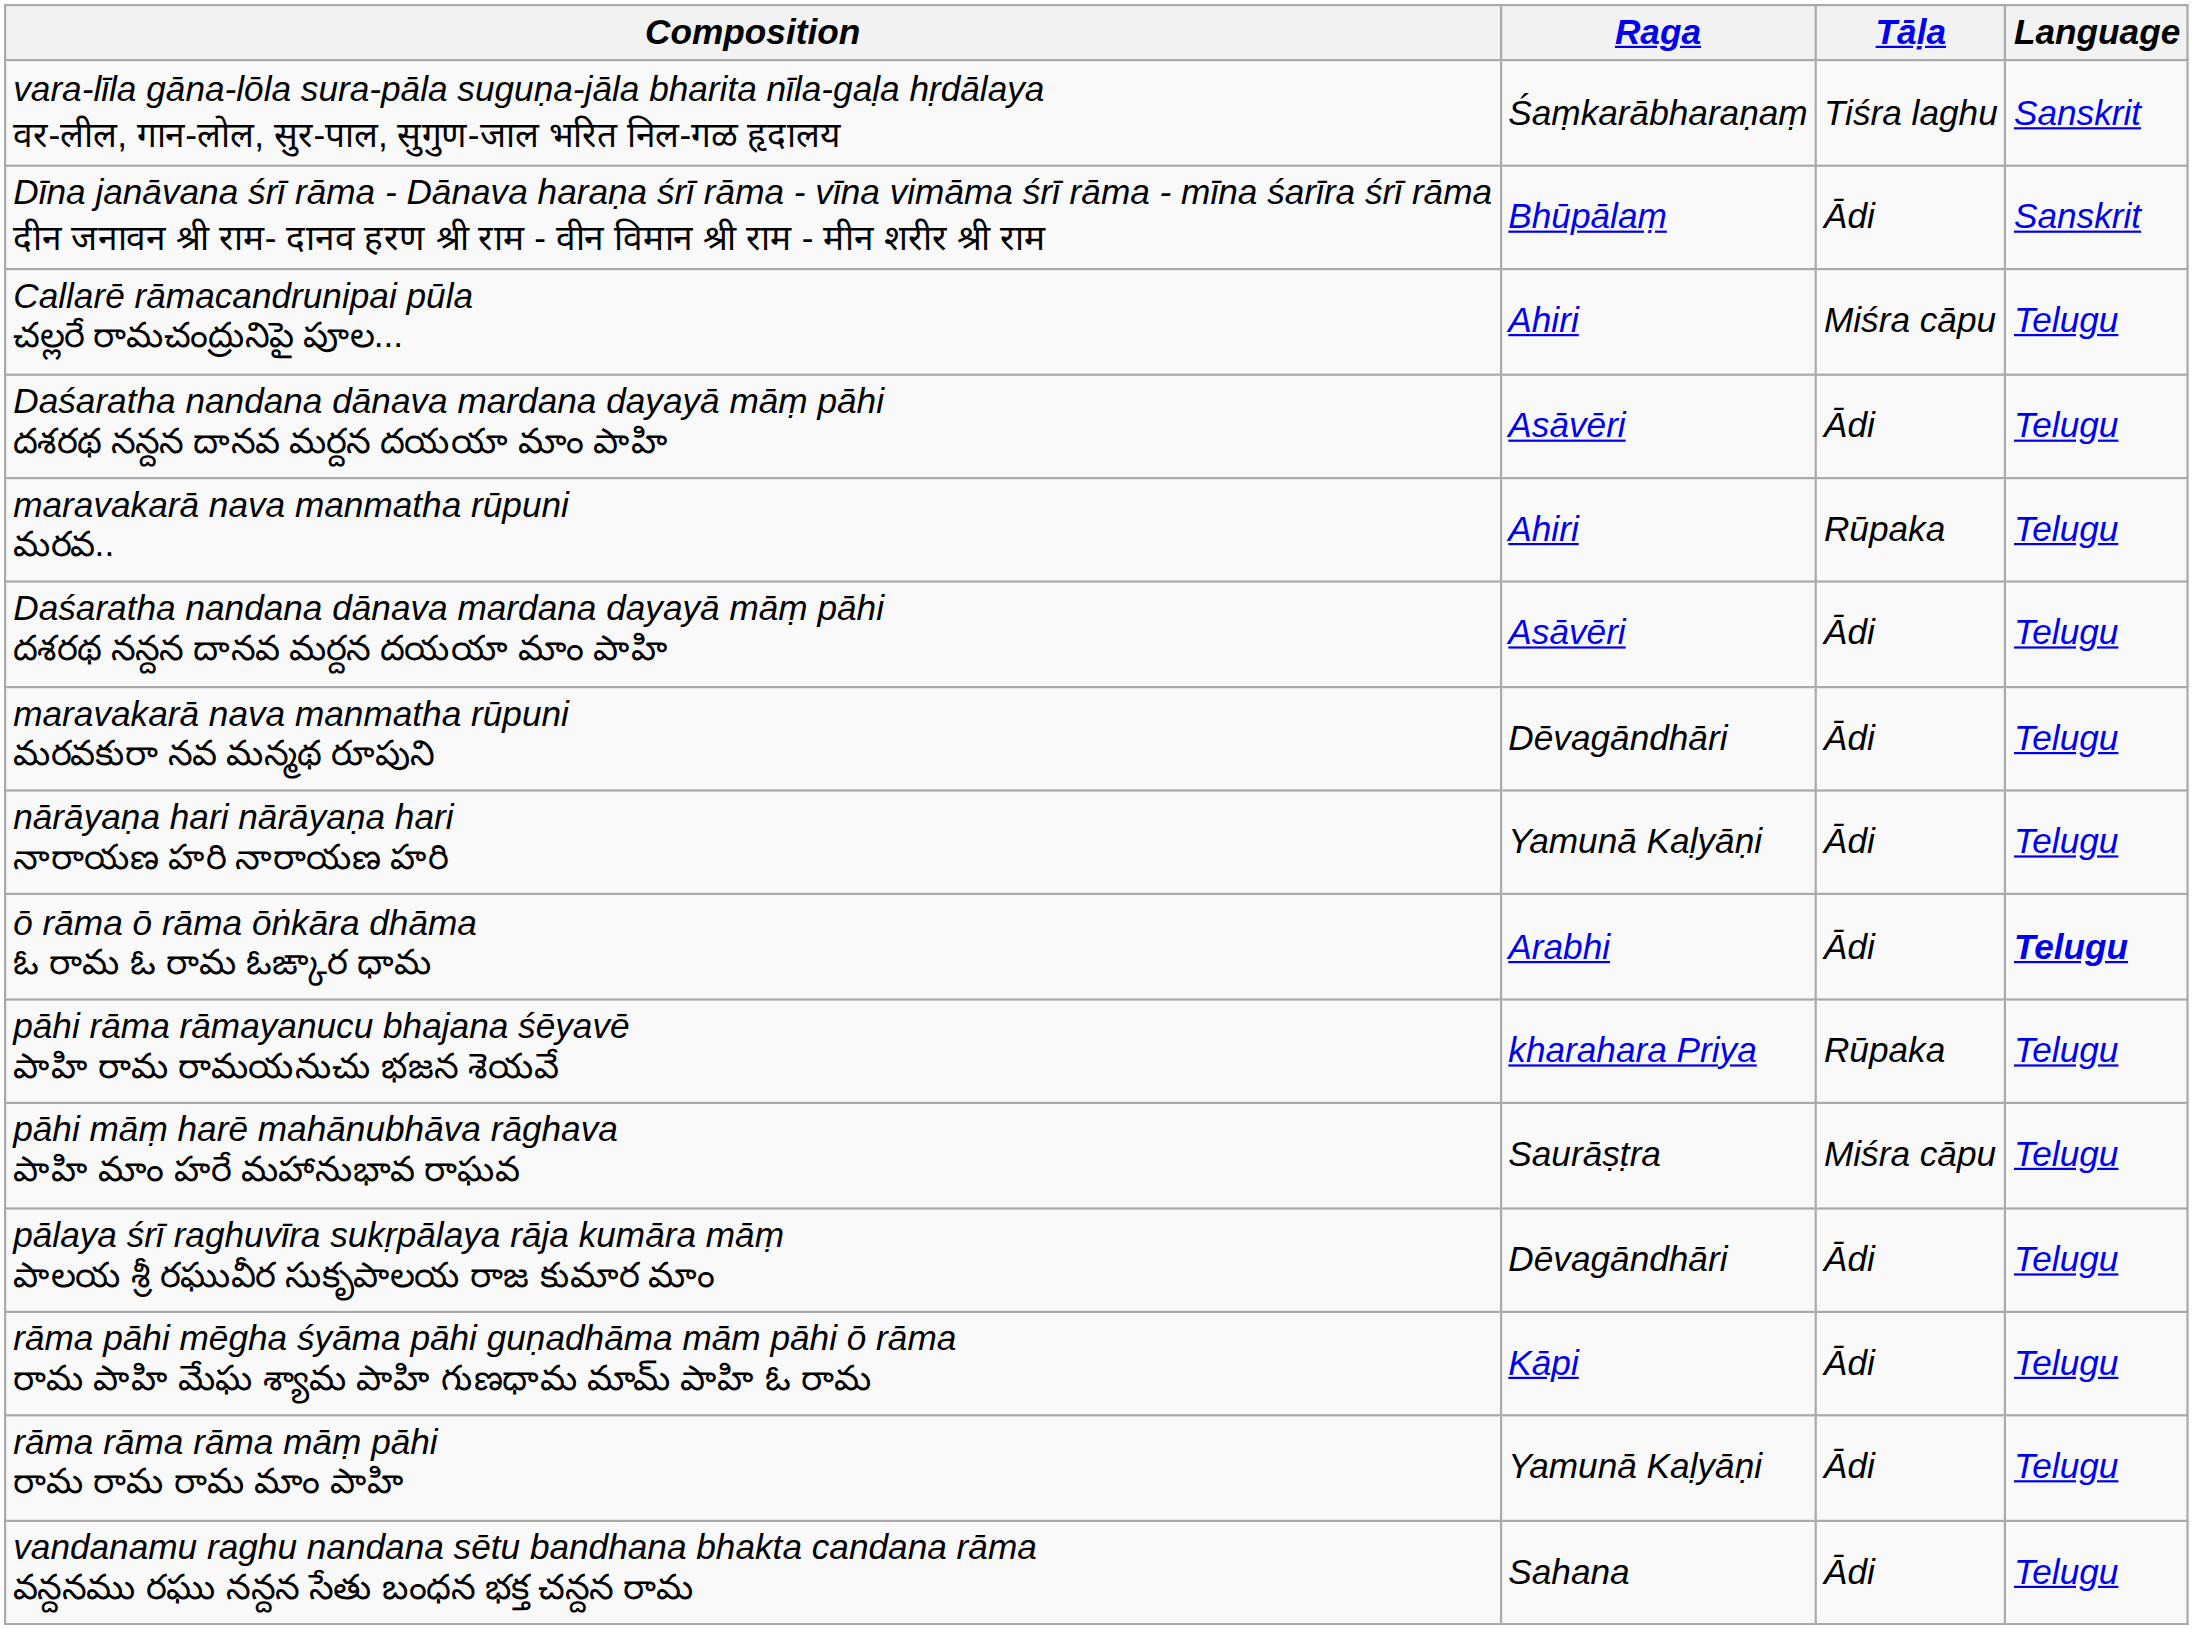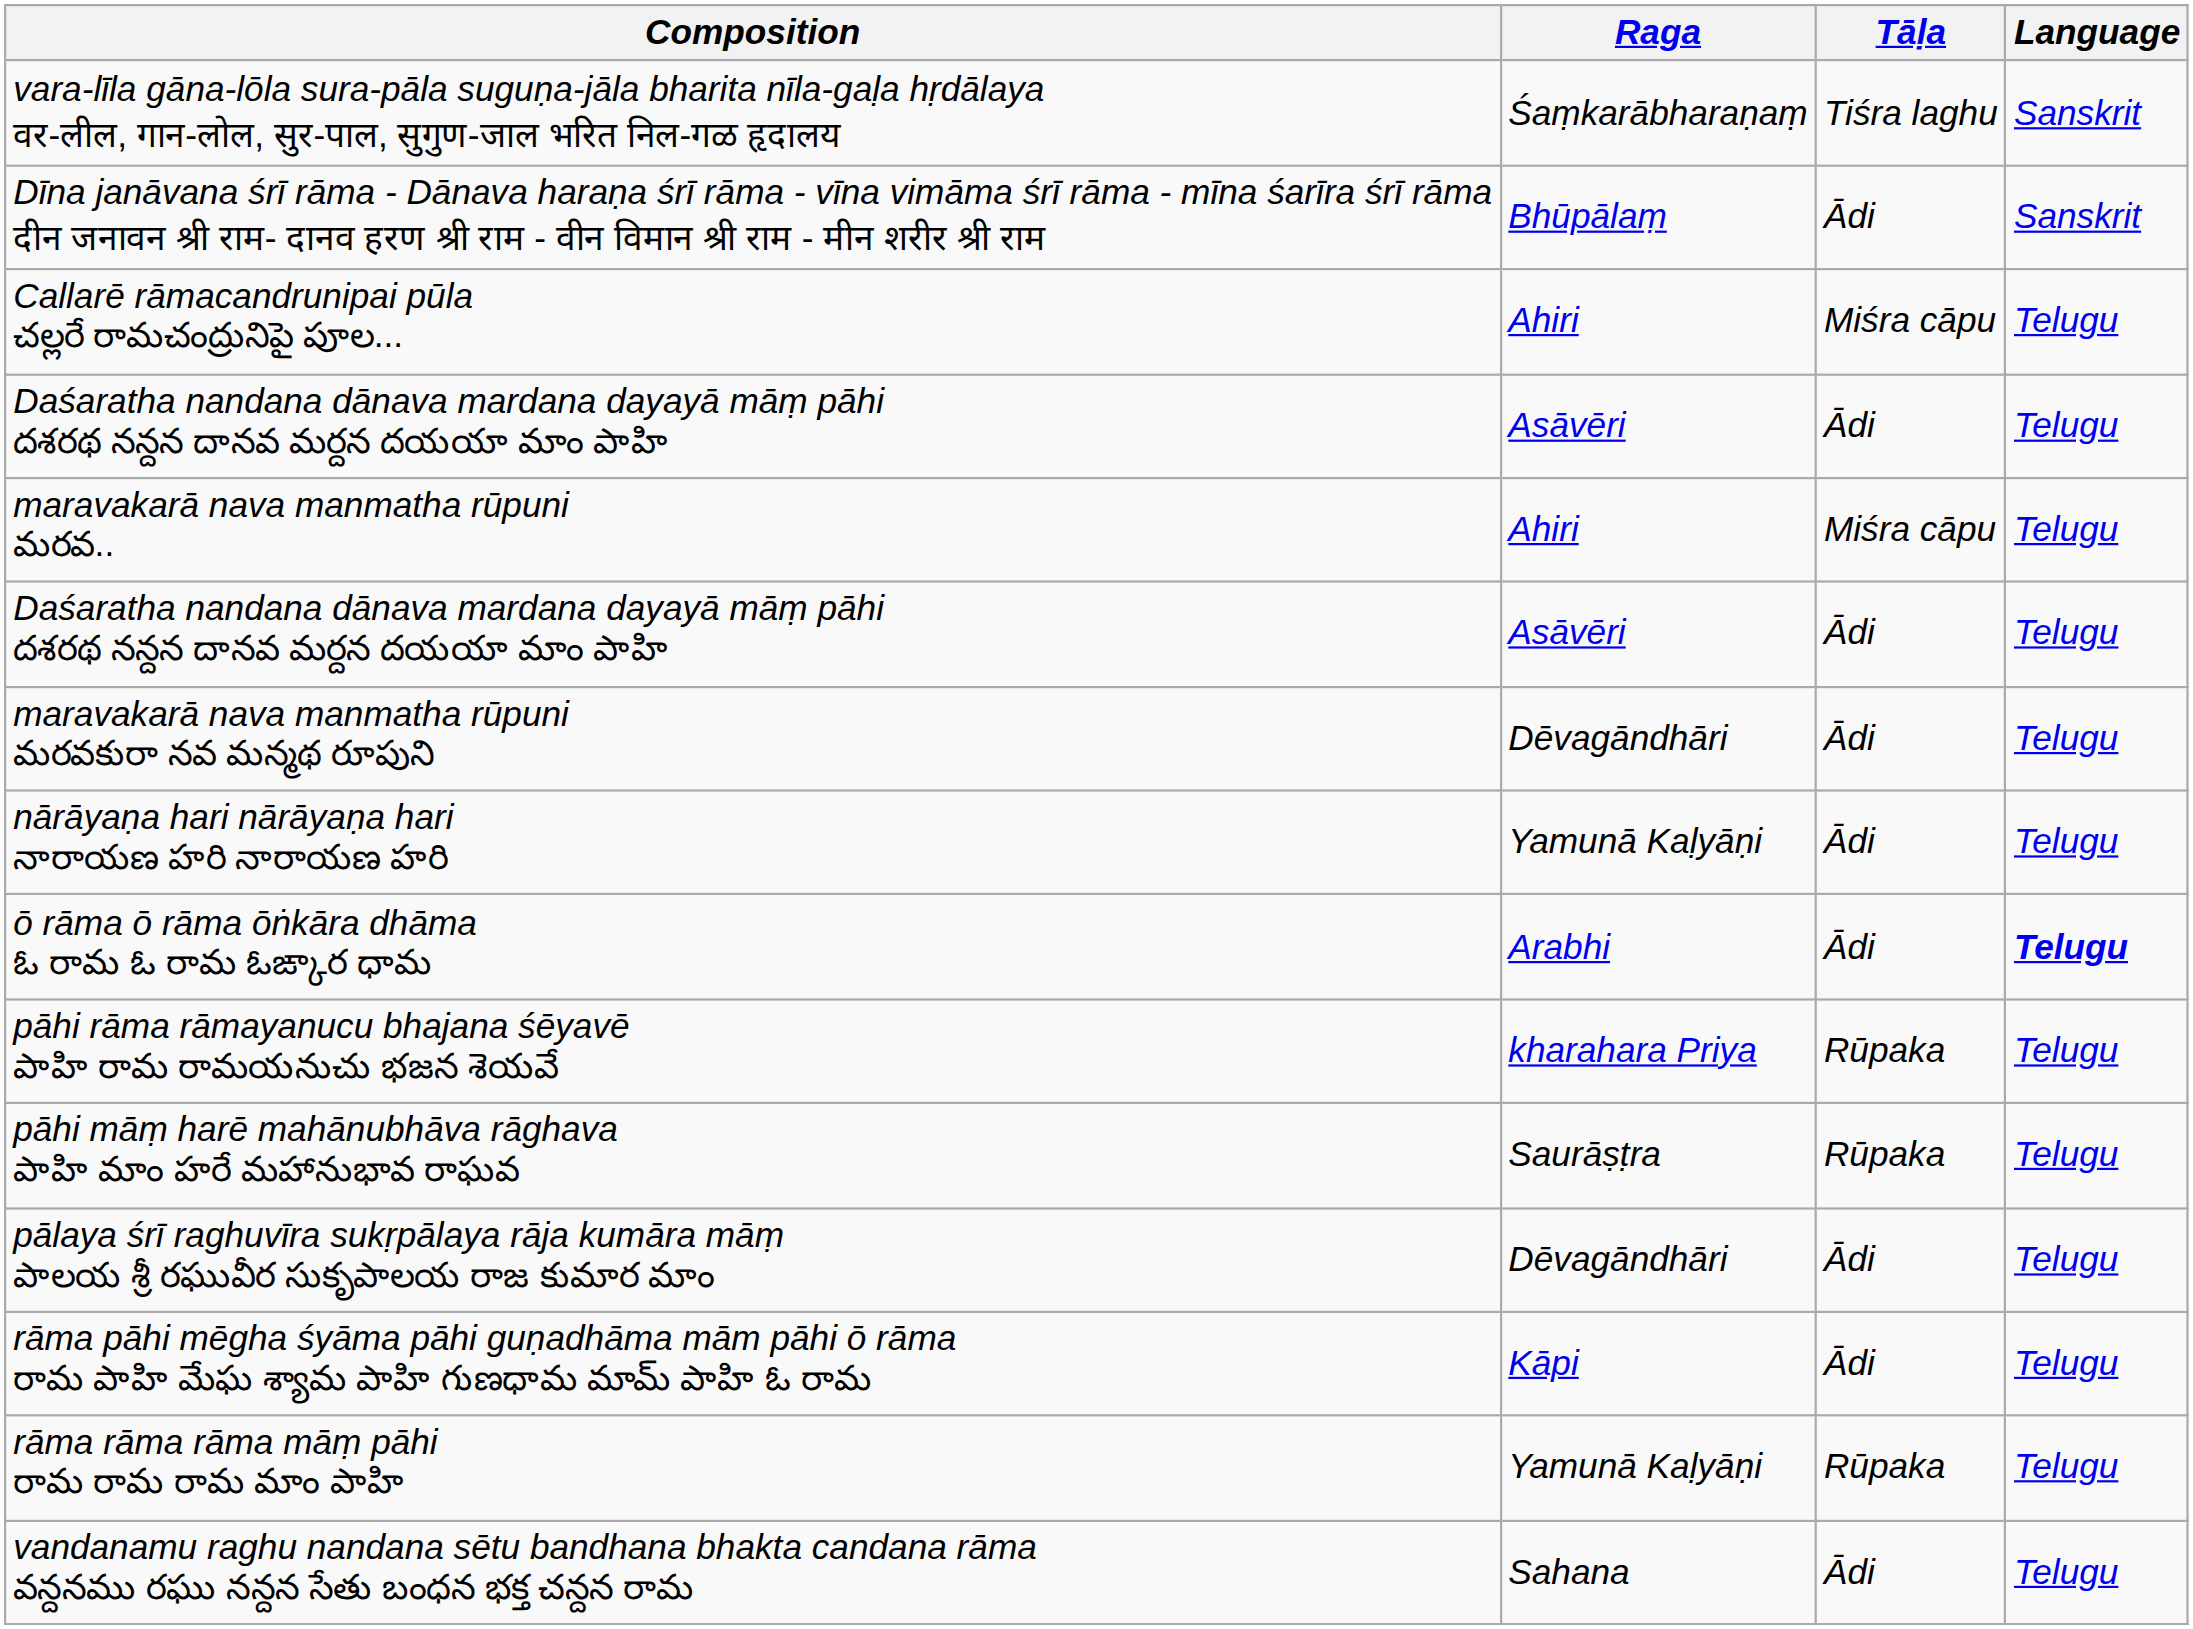(1885, 529) Rūpaka -> (1910, 529) Miśra cāpu
(1910, 1154) Miśra cāpu -> (1885, 1154) Rūpaka
(1849, 1467) Ādi -> (1885, 1467) Rūpaka
